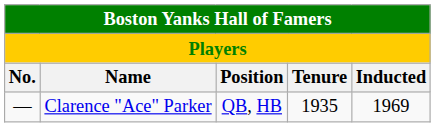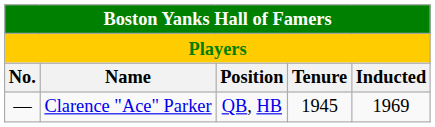(320, 106) 1935 -> (320, 106) 1945
